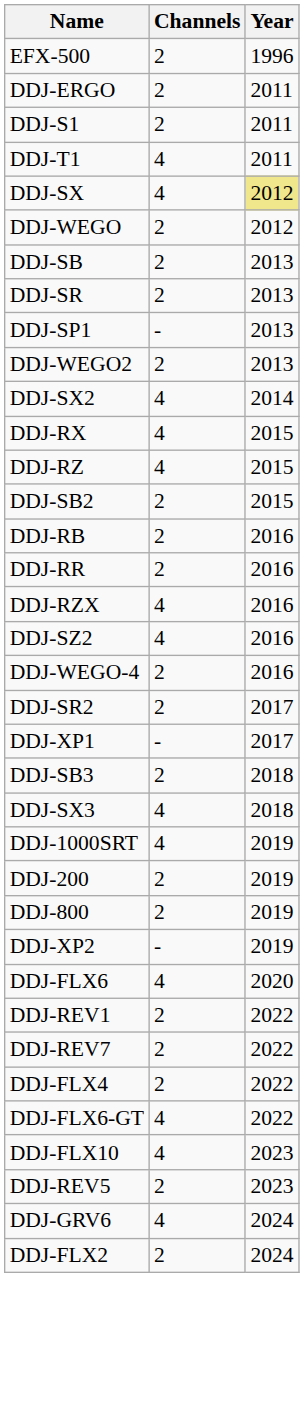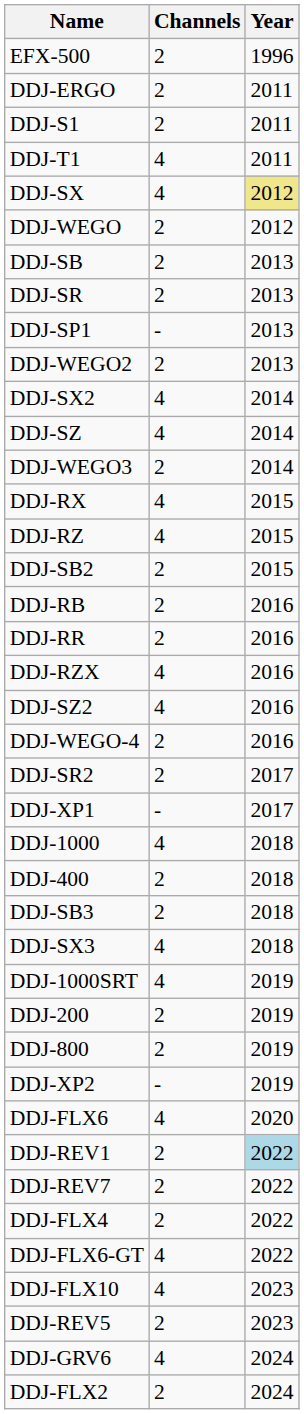+ row: (46, 432)
+ row: (71, 466)
+ row: (55, 843)
+ row: (49, 878)
(272, 1015) no background -> (272, 1152) lightblue background
